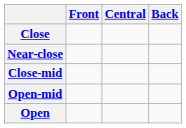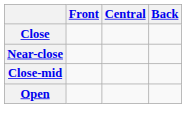- row: (35, 93)
